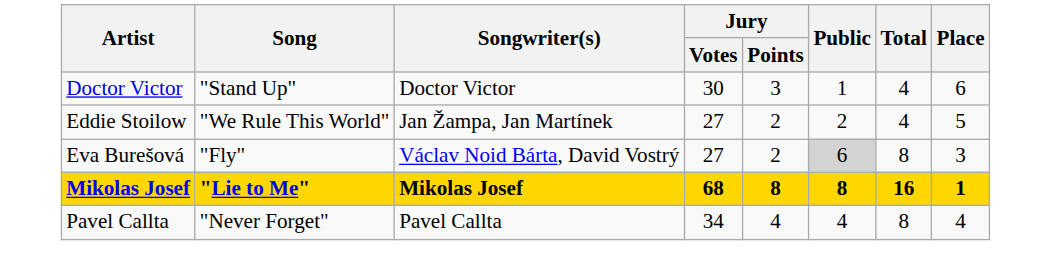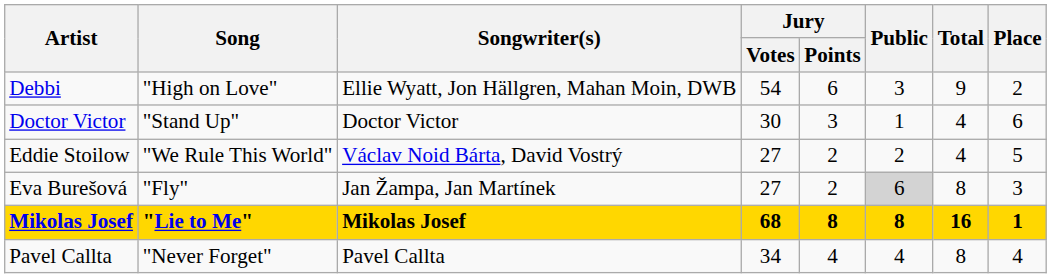+ row: (35, 88)
(506, 121) Jan Žampa, Jan Martínek -> (482, 155) Václav Noid Bárta, David Vostrý
(539, 155) Václav Noid Bárta, David Vostrý -> (449, 188) Jan Žampa, Jan Martínek
